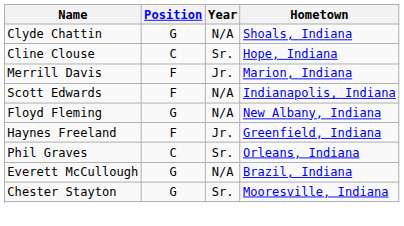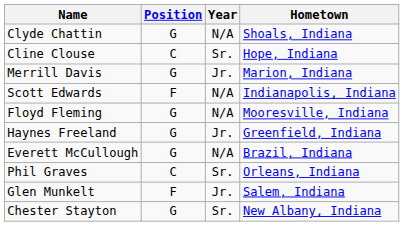(173, 73) F -> (173, 73) G
(312, 113) New Albany, Indiana -> (316, 113) Mooresville, Indiana
(173, 133) F -> (173, 133) G
rows swapped: (47, 152) <-> (73, 172)
+ row: (51, 192)
(316, 192) Mooresville, Indiana -> (312, 211) New Albany, Indiana
